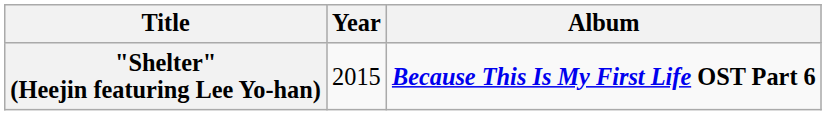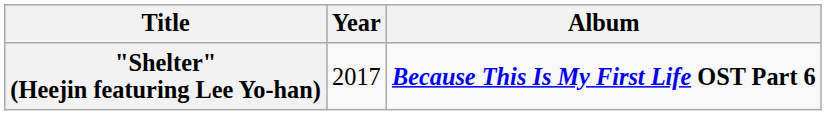(356, 76) 2015 -> (356, 76) 2017
